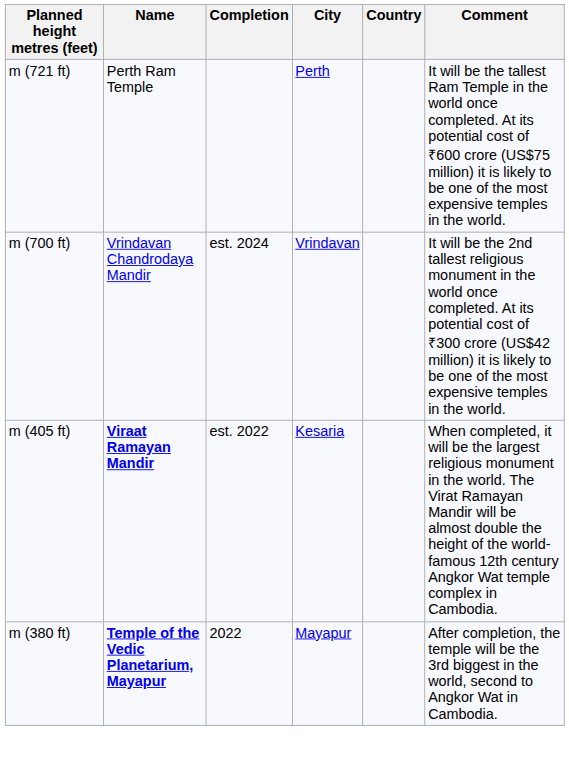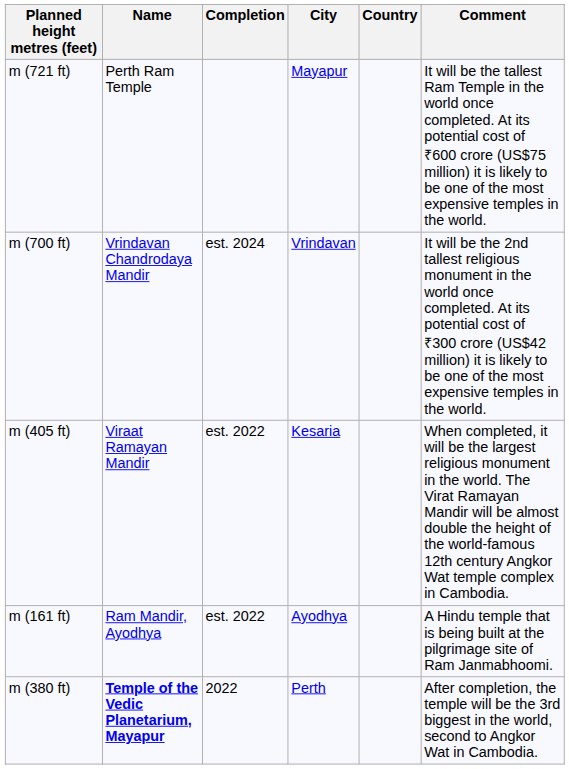(313, 71) Perth -> (319, 71) Mayapur
(139, 448) bold -> (136, 448) normal
+ row: (39, 616)
(323, 632) Mayapur -> (309, 688) Perth
